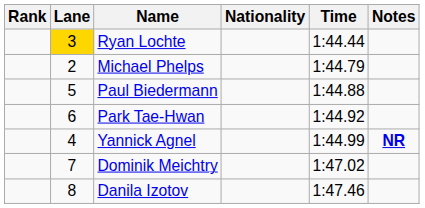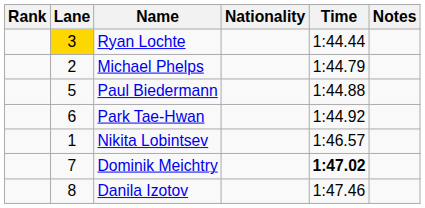- row: (147, 141)
+ row: (153, 141)
(339, 166) normal -> (339, 166) bold
